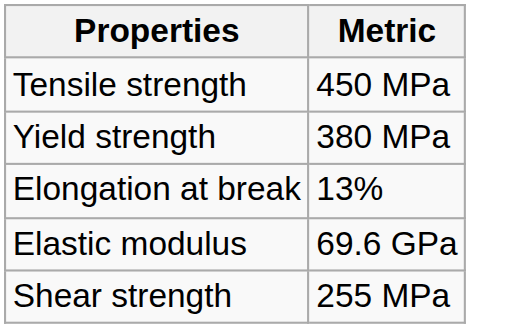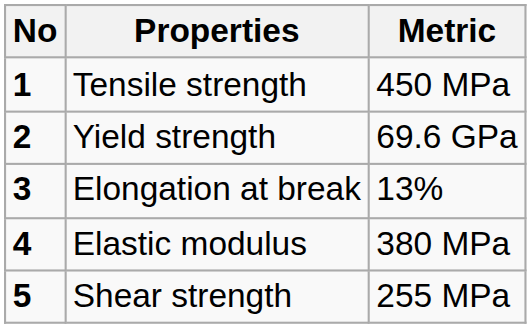+ column: (35, 31)
(383, 137) 380 MPa -> (447, 137) 69.6 GPa
(387, 243) 69.6 GPa -> (443, 243) 380 MPa
